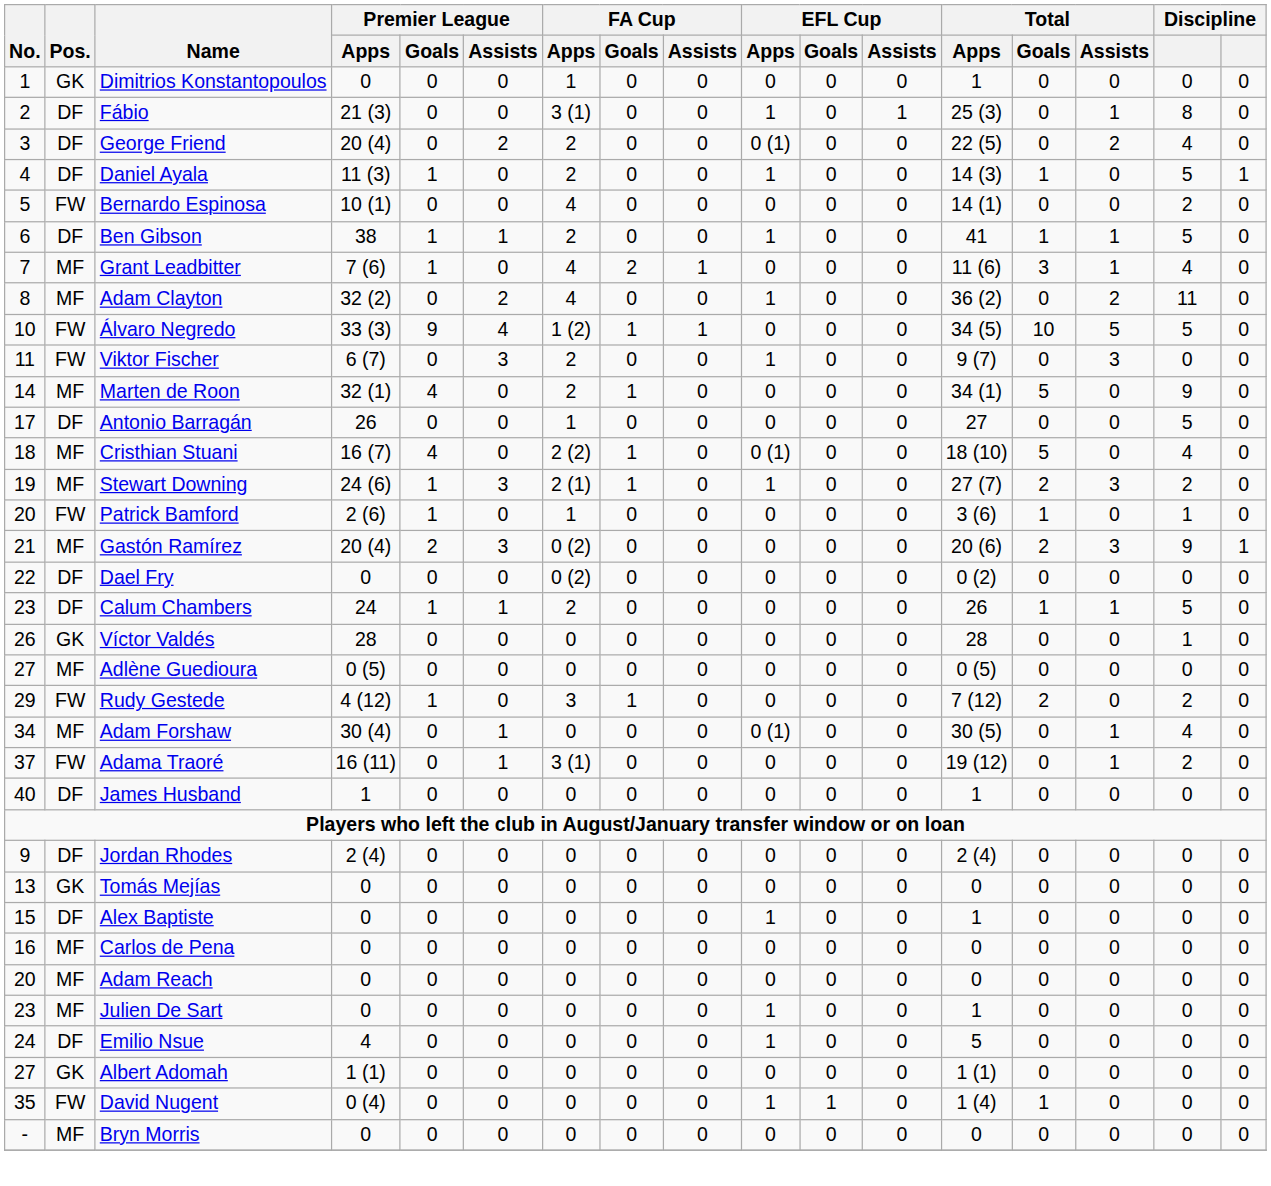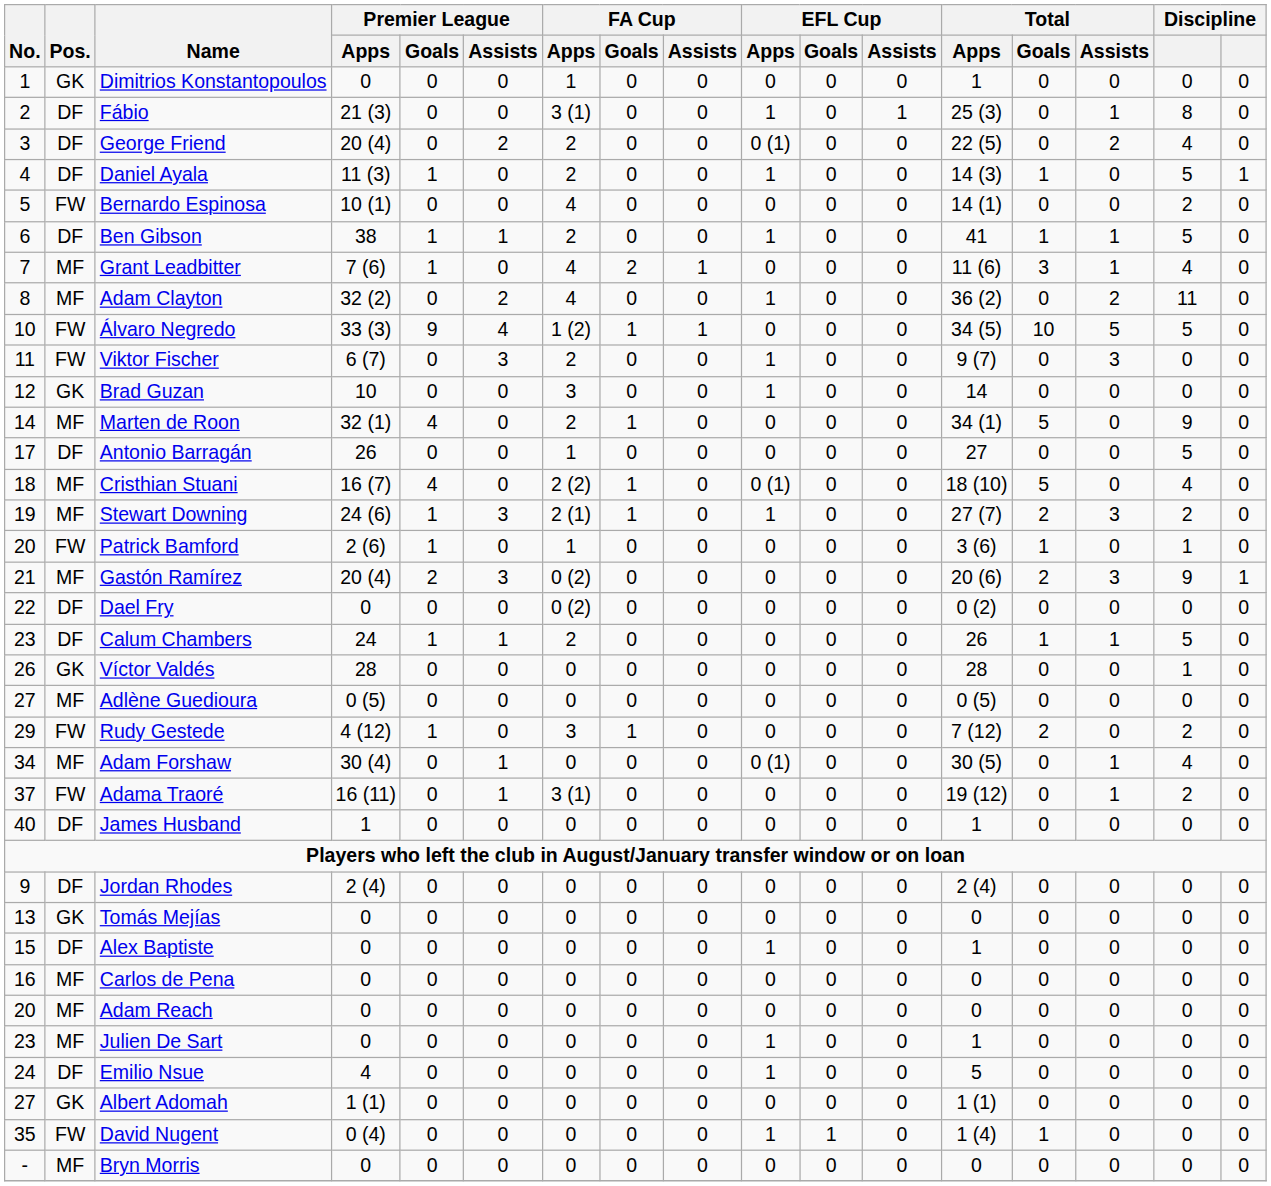+ row: (152, 391)
